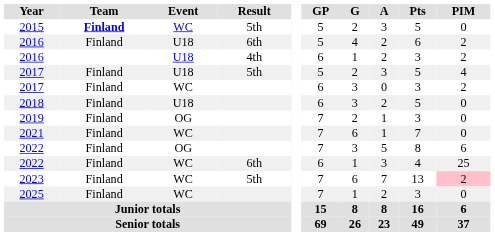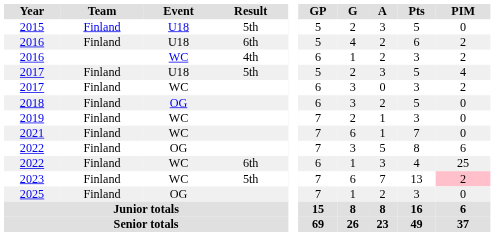(104, 26) bold -> (102, 26) normal
(183, 26) WC -> (179, 26) U18
(183, 57) U18 -> (179, 57) WC
(183, 102) U18 -> (179, 102) OG
(183, 118) OG -> (179, 118) WC
(183, 194) WC -> (179, 194) OG
